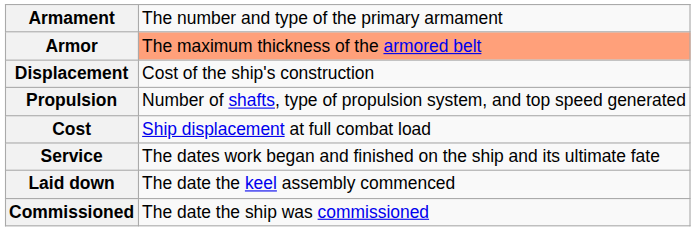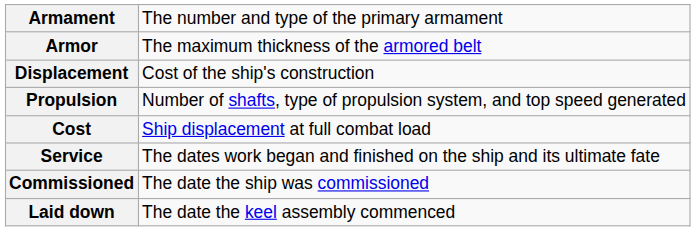(312, 45) lightsalmon background -> (312, 45) no background
rows swapped: (72, 184) <-> (72, 211)
